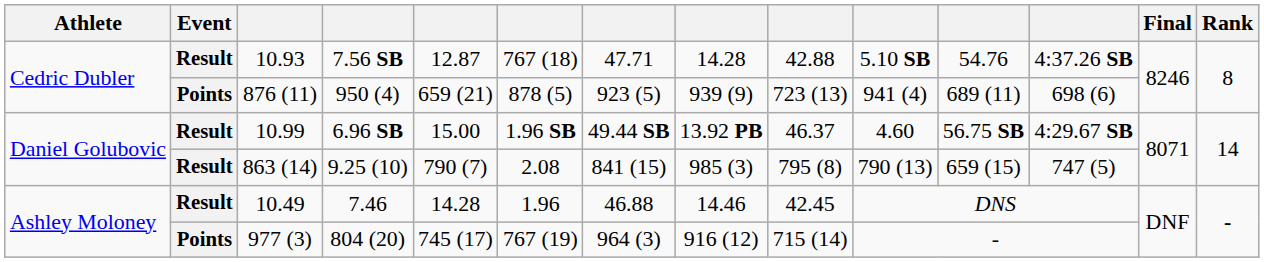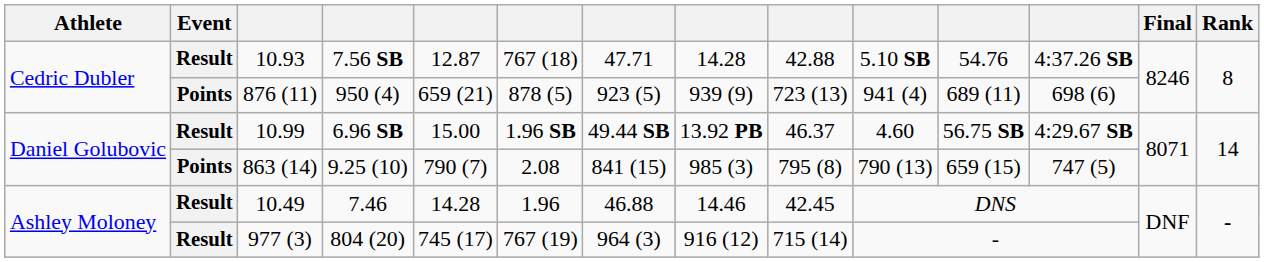(204, 167) Result -> (204, 167) Points
(204, 239) Points -> (204, 239) Result
